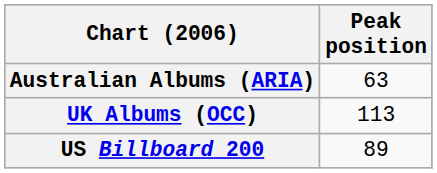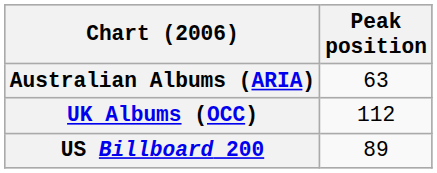(376, 116) 113 -> (376, 116) 112
